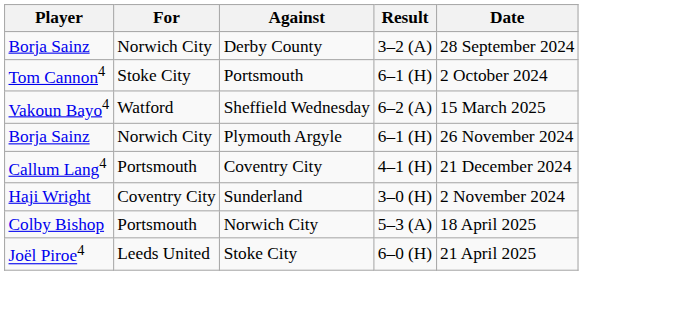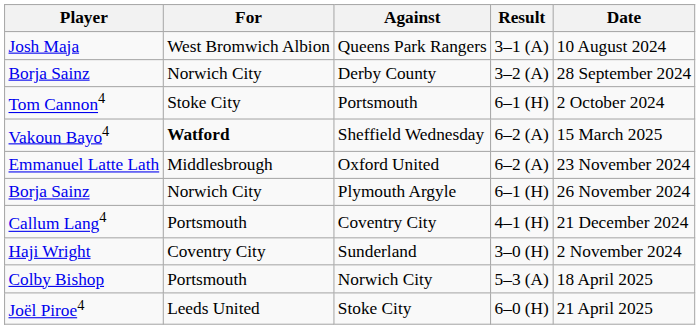+ row: (412, 45)
(145, 107) normal -> (198, 134) bold
+ row: (389, 164)
